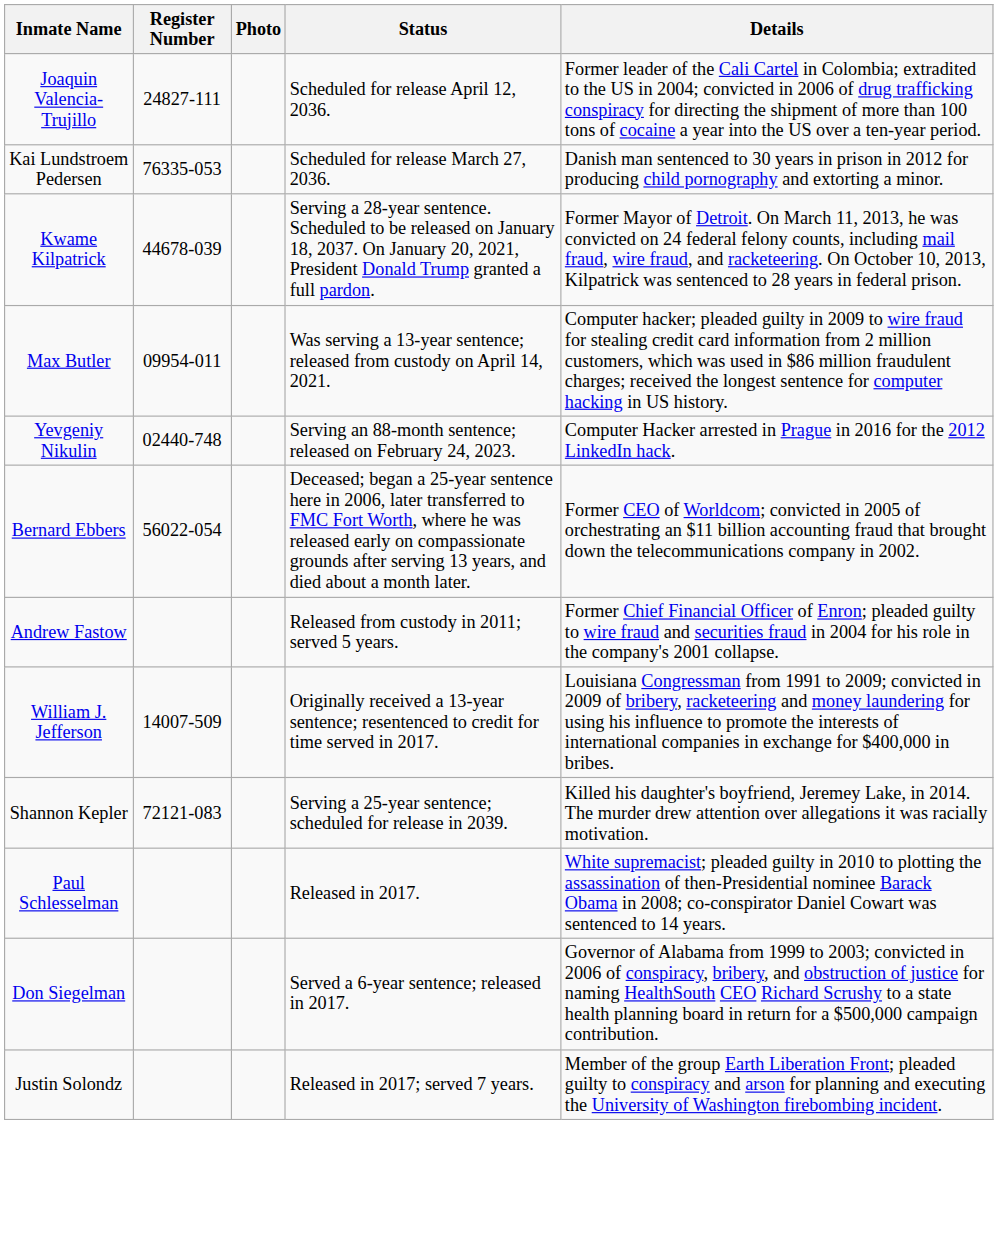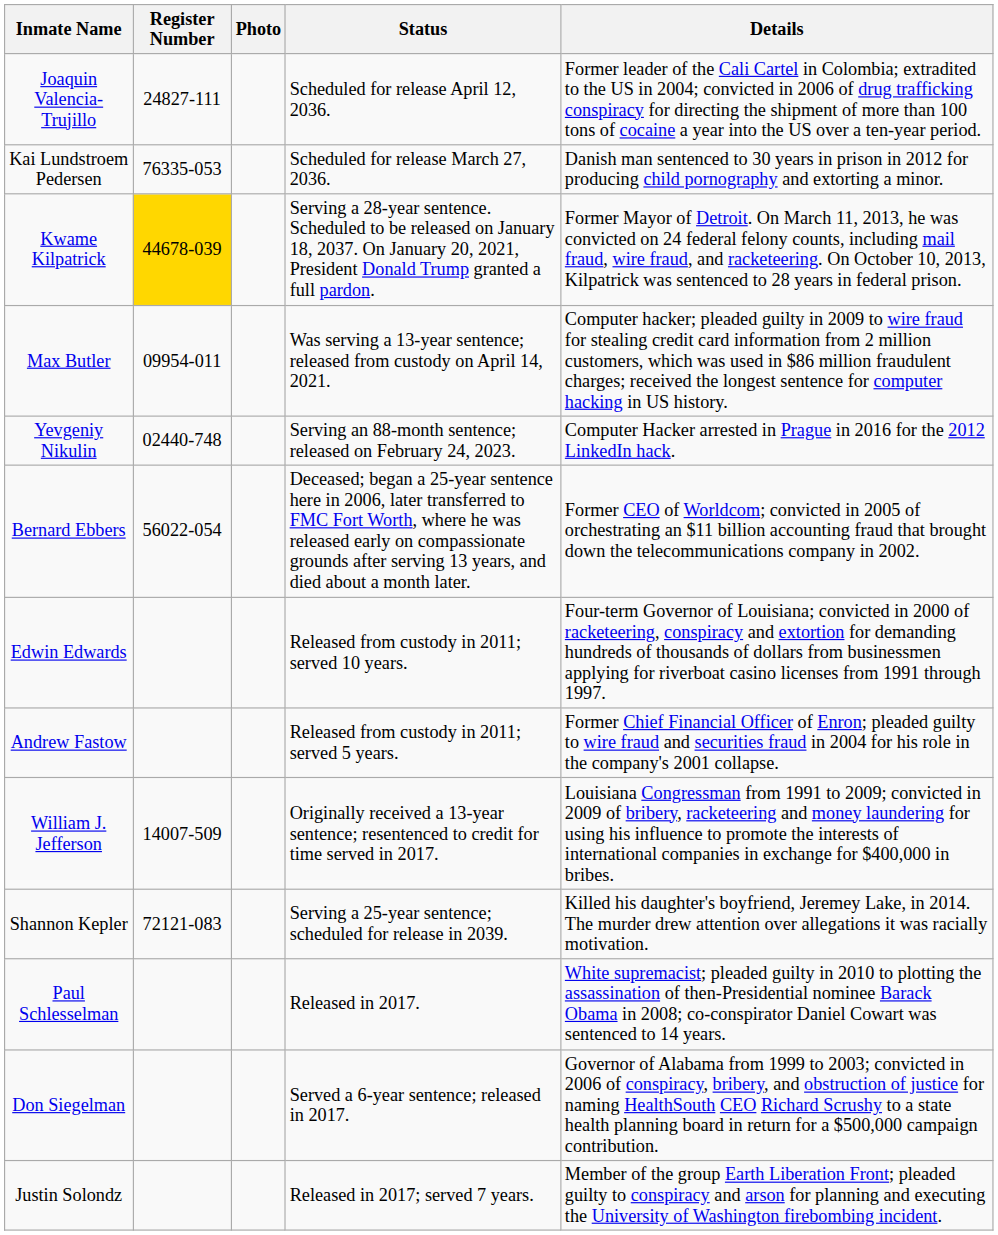(182, 249) no background -> (182, 249) gold background
+ row: (69, 652)
